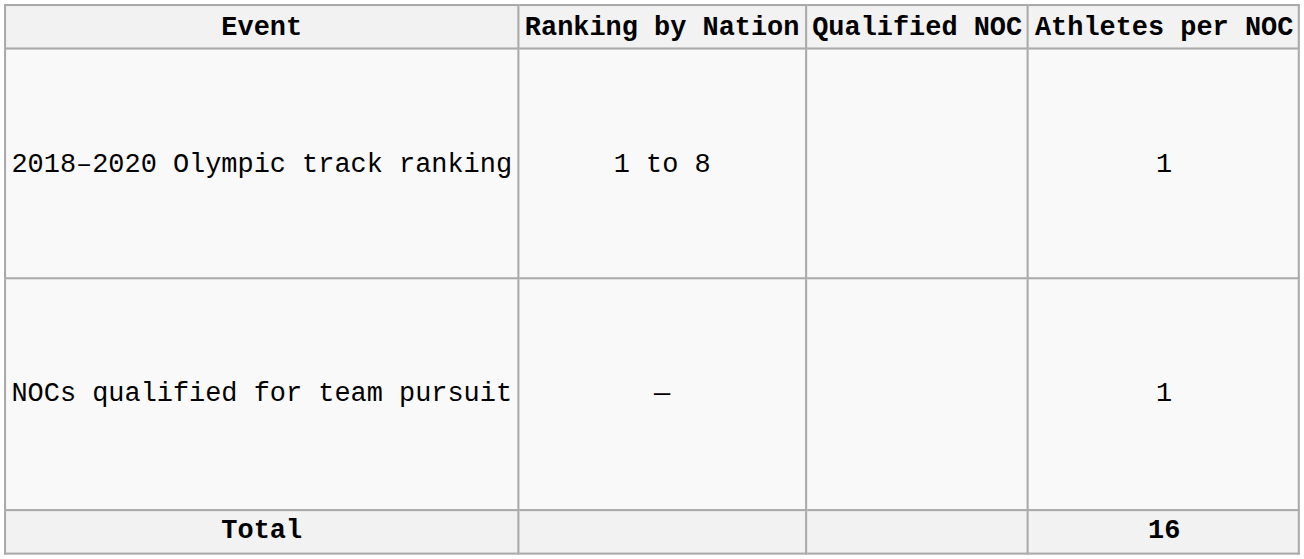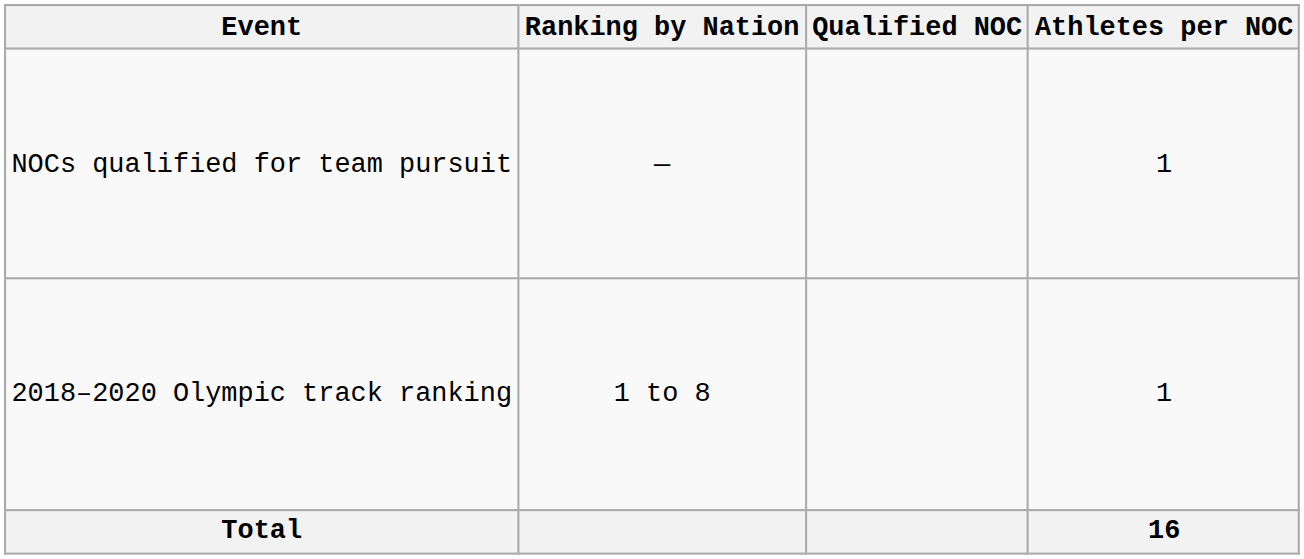rows swapped: (262, 394) <-> (262, 164)
